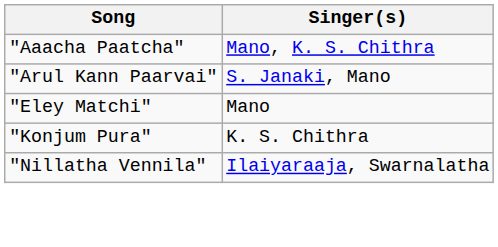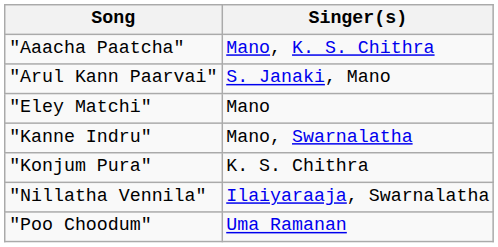+ row: (80, 138)
+ row: (80, 226)
